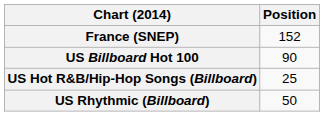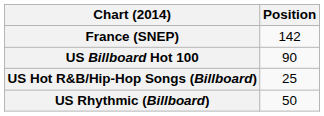(290, 36) 152 -> (290, 36) 142
